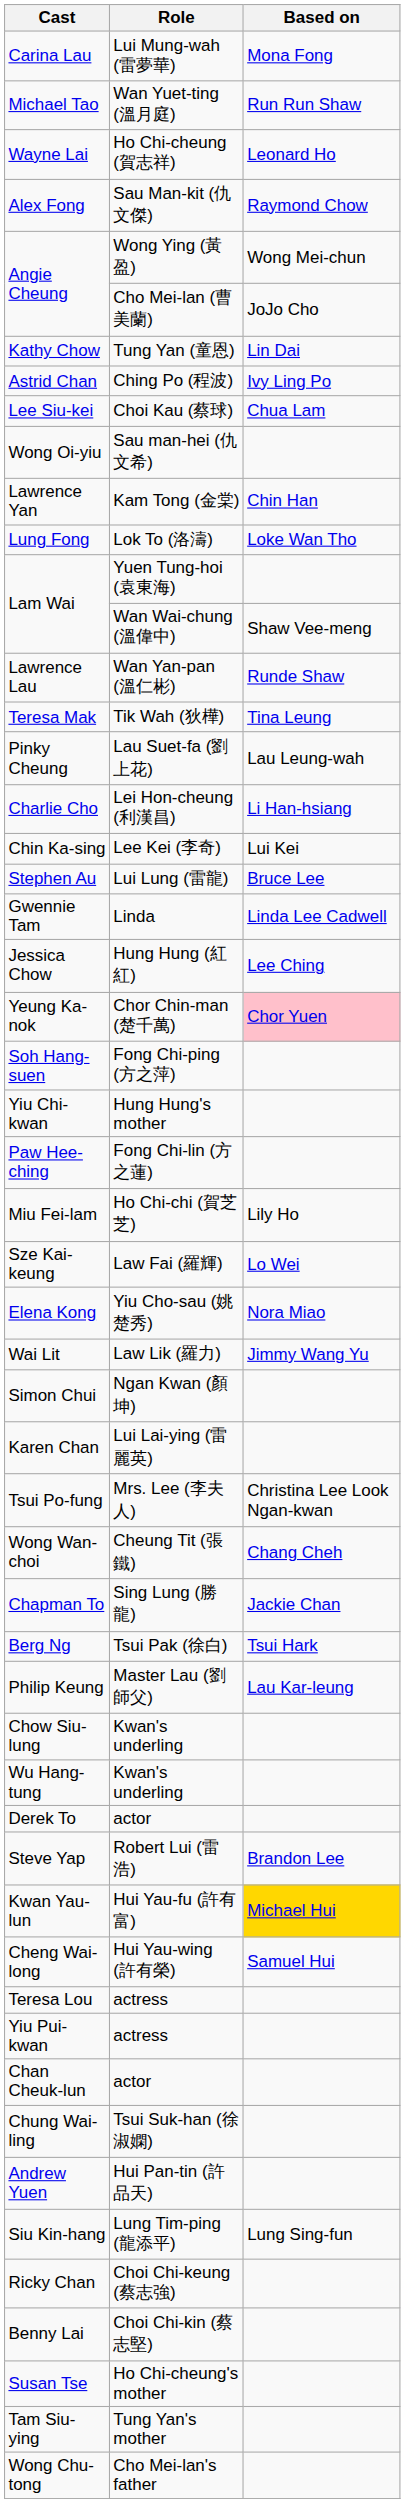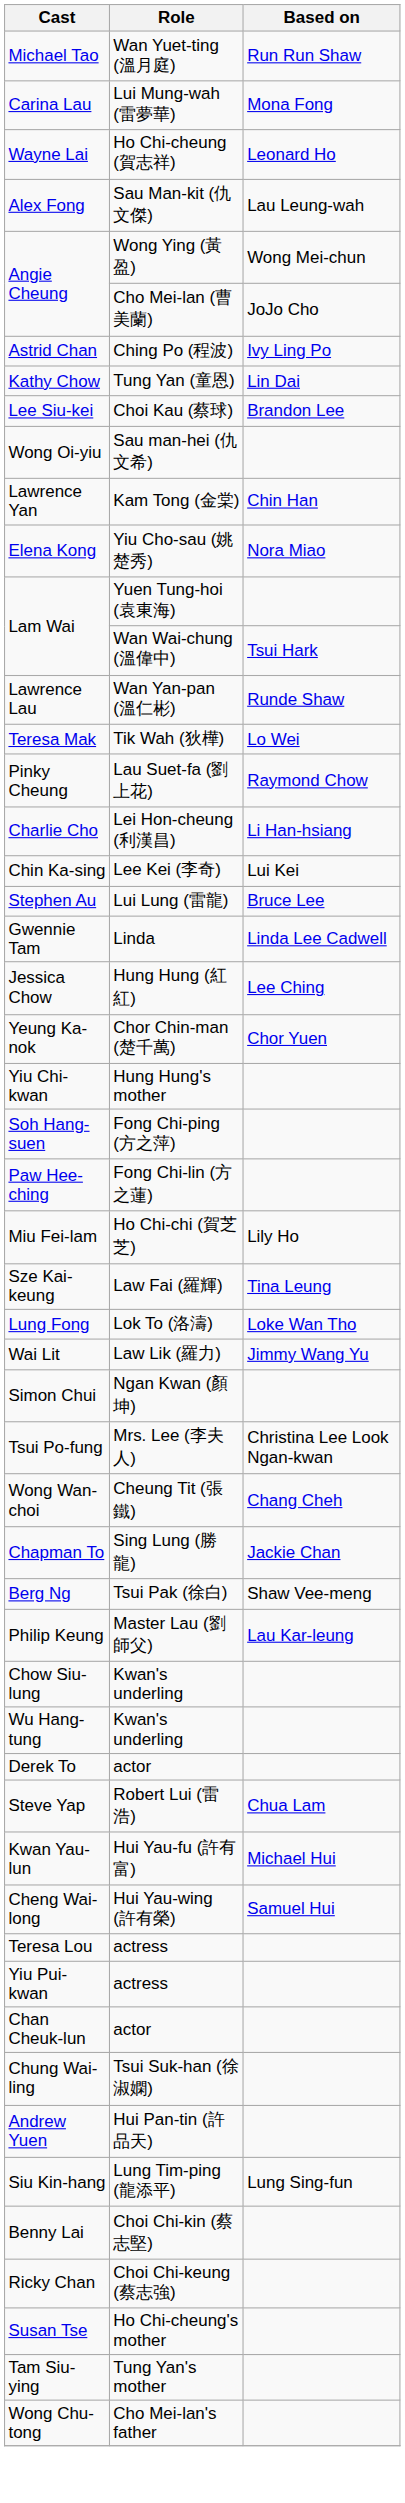rows swapped: (54, 105) <-> (50, 55)
(307, 205) Raymond Chow -> (306, 205) Lau Leung-wah
rows swapped: (54, 350) <-> (53, 380)
(286, 411) Chua Lam -> (296, 411) Brandon Lee
rows swapped: (49, 539) <-> (52, 1313)
(309, 628) Shaw Vee-meng -> (282, 650) Tsui Hark
(289, 717) Tina Leung -> (273, 739) Lo Wei
(306, 758) Lau Leung-wah -> (307, 780) Raymond Chow
(287, 1016) pink background -> (287, 1038) no background
rows swapped: (38, 1113) <-> (49, 1065)
(273, 1263) Lo Wei -> (289, 1286) Tina Leung
- row: (54, 1447)
(282, 1646) Tsui Hark -> (309, 1593) Shaw Vee-meng
(296, 1858) Brandon Lee -> (286, 1806) Chua Lam
(291, 1910) gold background -> (291, 1858) no background
rows swapped: (46, 2334) <-> (52, 2283)
